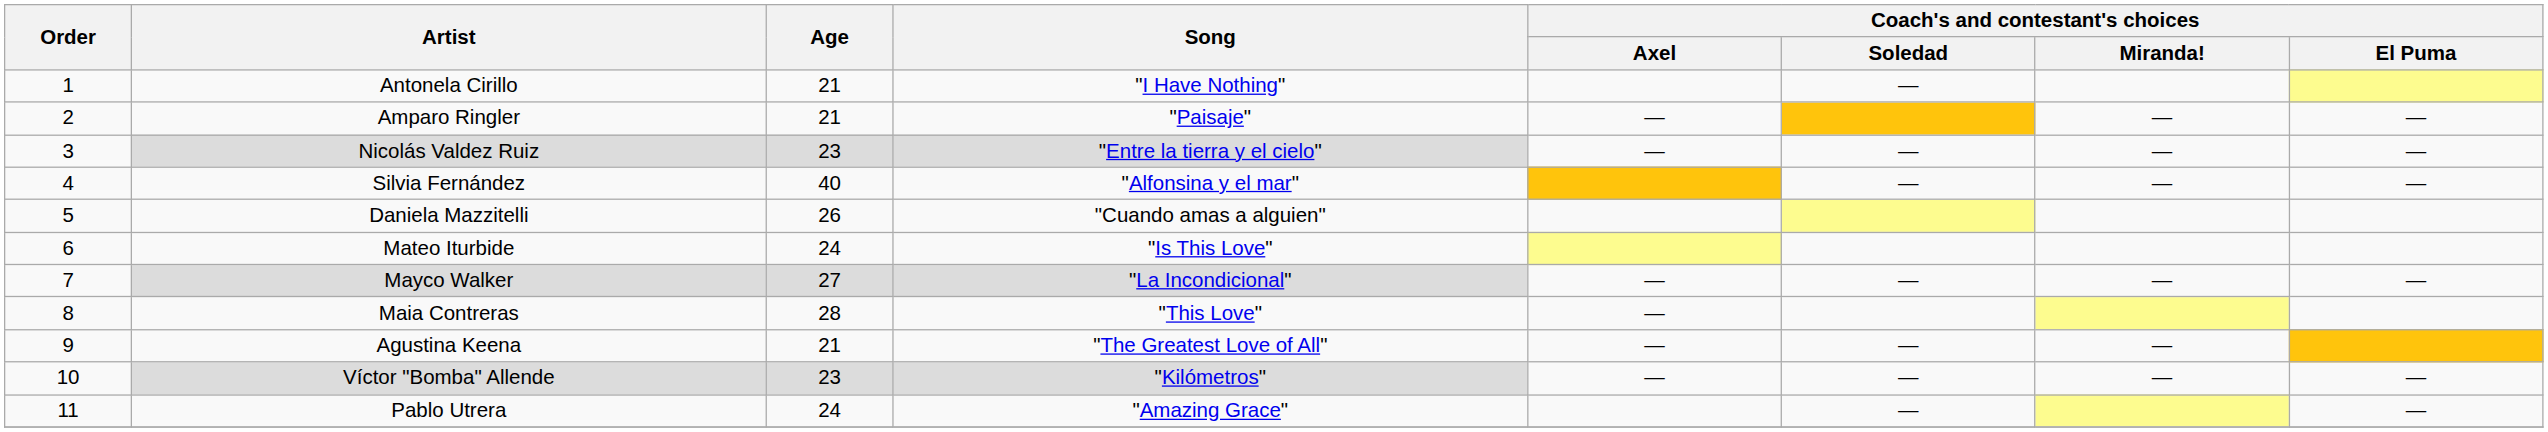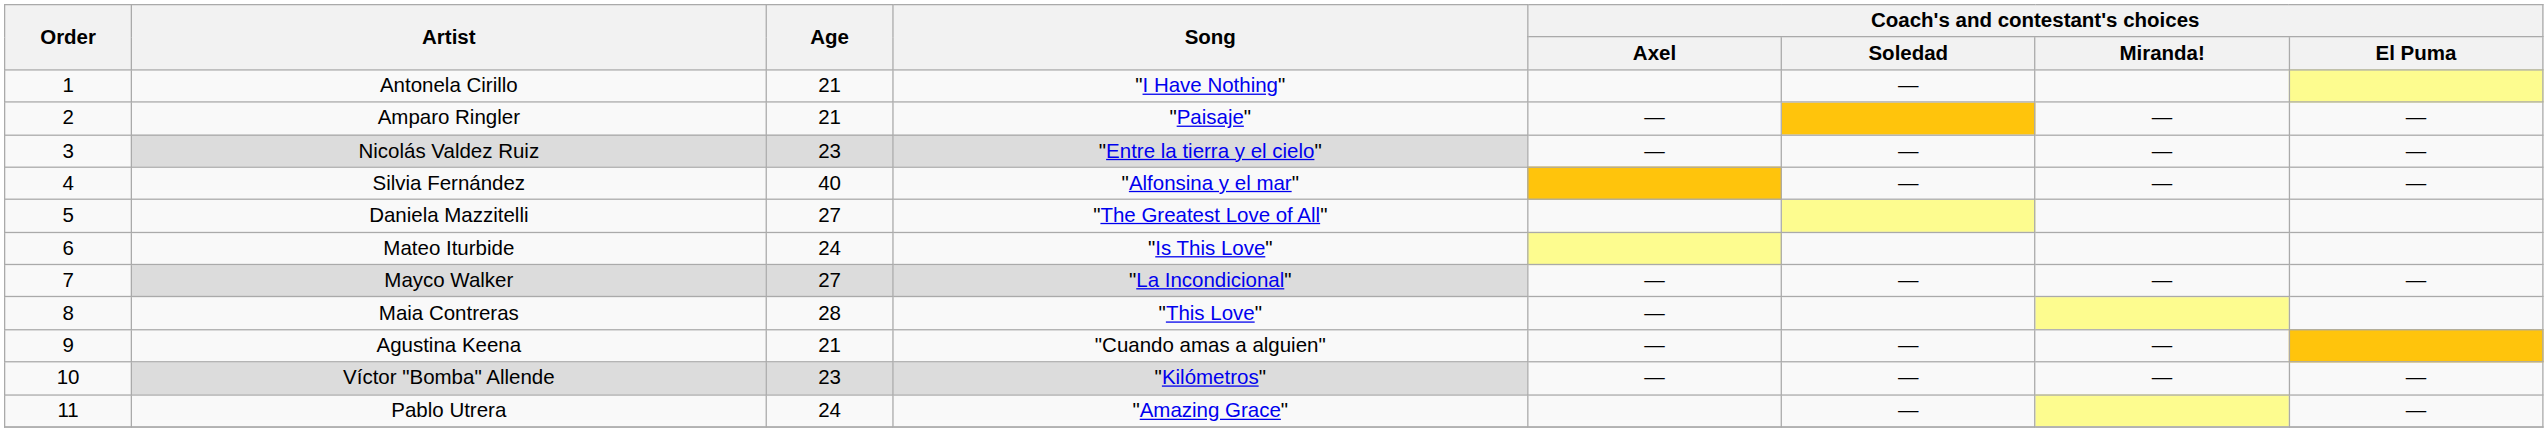(830, 215) 26 -> (830, 215) 27
(1210, 215) "Cuando amas a alguien" -> (1210, 215) "The Greatest Love of All"
(1210, 345) "The Greatest Love of All" -> (1210, 345) "Cuando amas a alguien"
